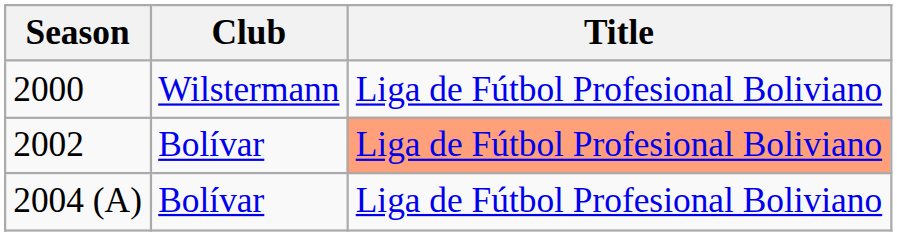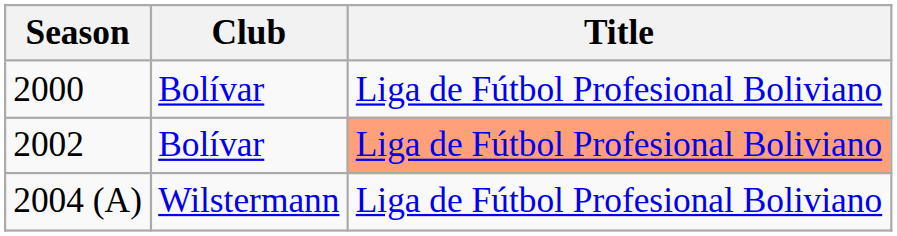(249, 88) Wilstermann -> (211, 88) Bolívar
(211, 200) Bolívar -> (249, 200) Wilstermann
